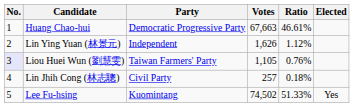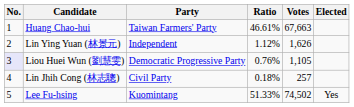columns swapped: (263, 12) <-> (296, 12)
(187, 27) Democratic Progressive Party -> (173, 27) Taiwan Farmers' Party
(173, 61) Taiwan Farmers' Party -> (187, 61) Democratic Progressive Party
